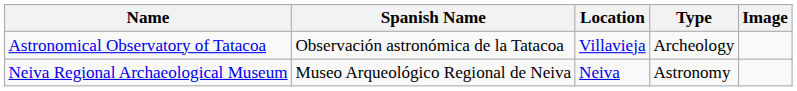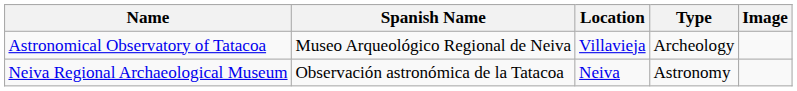(430, 45) Observación astronómica de la Tatacoa -> (433, 45) Museo Arqueológico Regional de Neiva
(433, 72) Museo Arqueológico Regional de Neiva -> (430, 72) Observación astronómica de la Tatacoa
